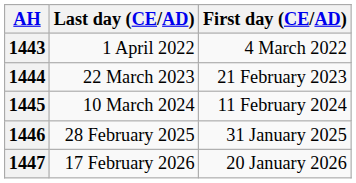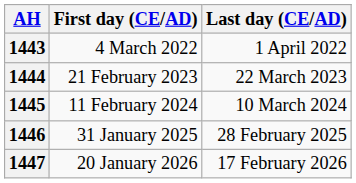columns swapped: (275, 18) <-> (124, 18)
